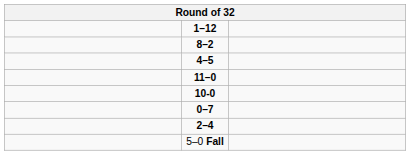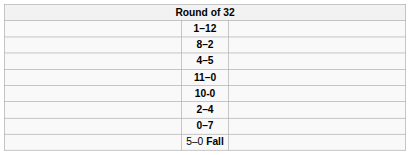rows swapped: (205, 126) <-> (205, 110)
